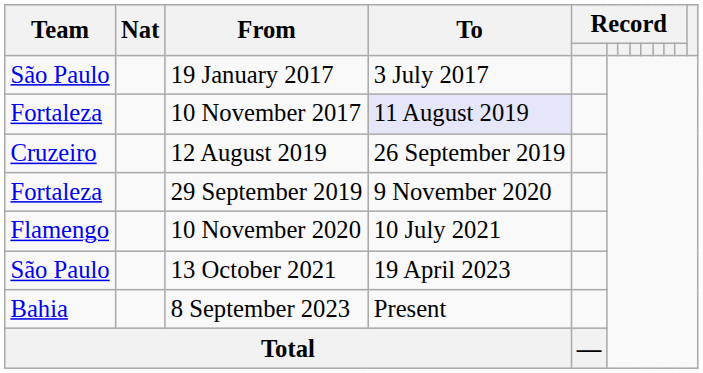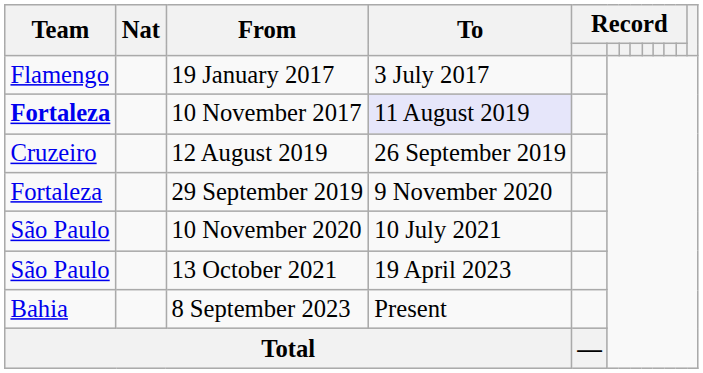(60, 74) São Paulo -> (60, 74) Flamengo
(56, 113) normal -> (60, 113) bold
(60, 230) Flamengo -> (60, 230) São Paulo
